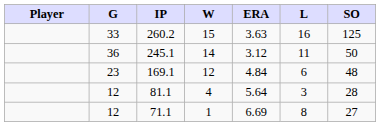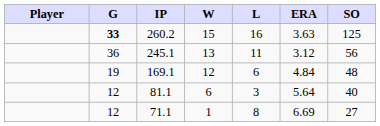columns swapped: (304, 14) <-> (256, 14)
(113, 33) normal -> (113, 33) bold
(208, 53) 14 -> (208, 53) 13
(352, 53) 50 -> (352, 53) 56
(113, 72) 23 -> (113, 72) 19
(208, 92) 4 -> (208, 92) 6
(352, 92) 28 -> (352, 92) 40
